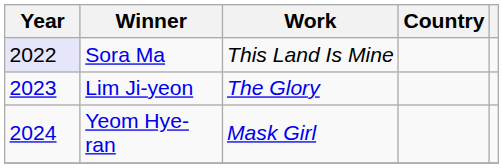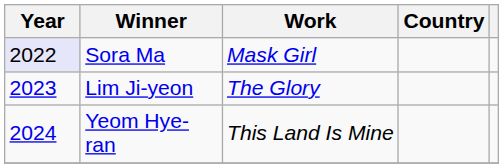(310, 54) This Land Is Mine -> (272, 54) Mask Girl
(272, 133) Mask Girl -> (310, 133) This Land Is Mine
